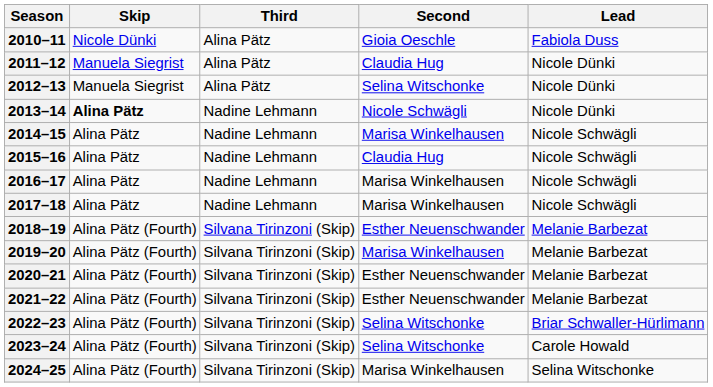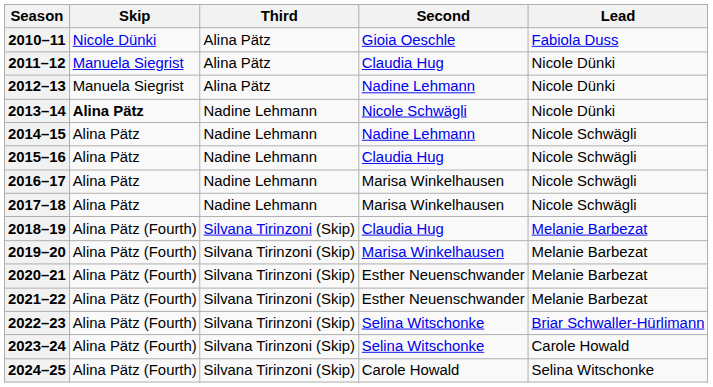(423, 87) Selina Witschonke -> (418, 87) Nadine Lehmann
(433, 134) Marisa Winkelhausen -> (418, 134) Nadine Lehmann
(443, 228) Esther Neuenschwander -> (403, 228) Claudia Hug
(433, 370) Marisa Winkelhausen -> (411, 370) Carole Howald
